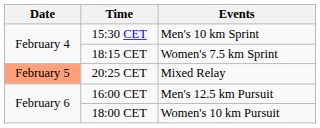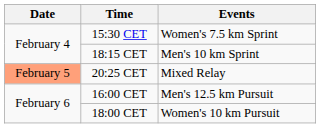(210, 34) Men's 10 km Sprint -> (219, 34) Women's 7.5 km Sprint
(219, 53) Women's 7.5 km Sprint -> (210, 53) Men's 10 km Sprint
